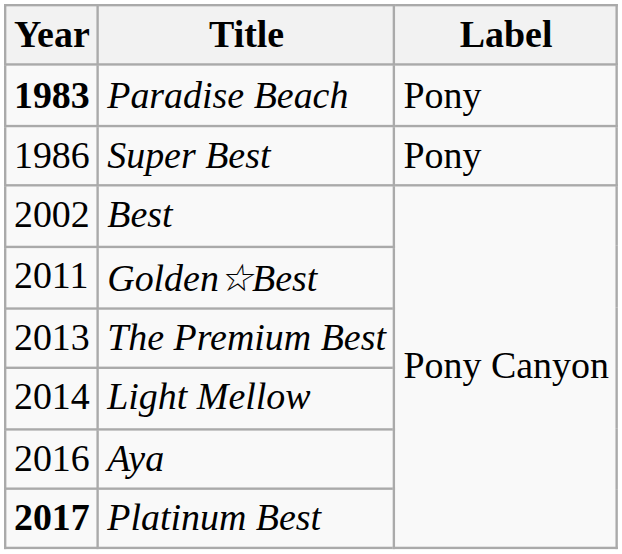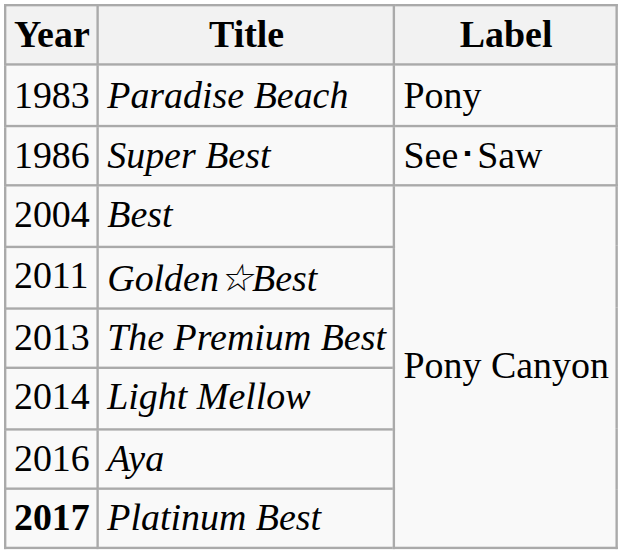(52, 94) bold -> (52, 94) normal
(442, 154) Pony -> (473, 154) See･Saw
(52, 214) 2002 -> (52, 214) 2004
